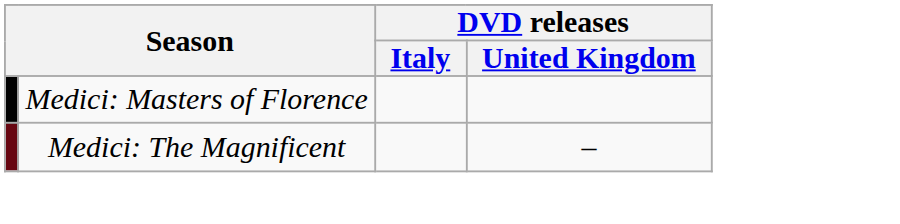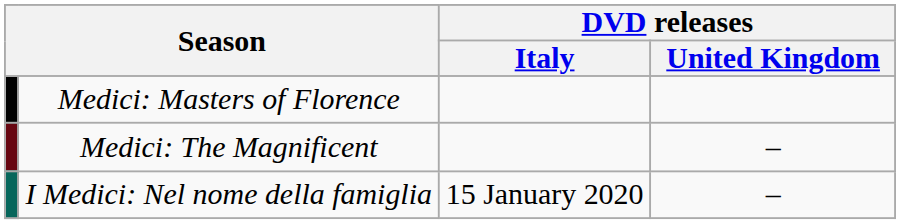+ row: (229, 194)
